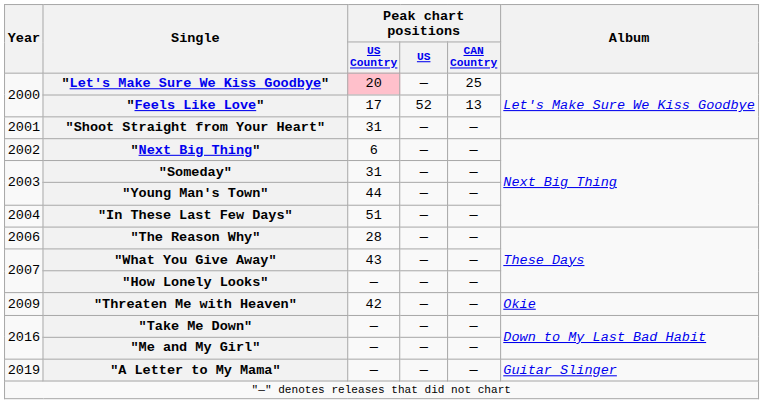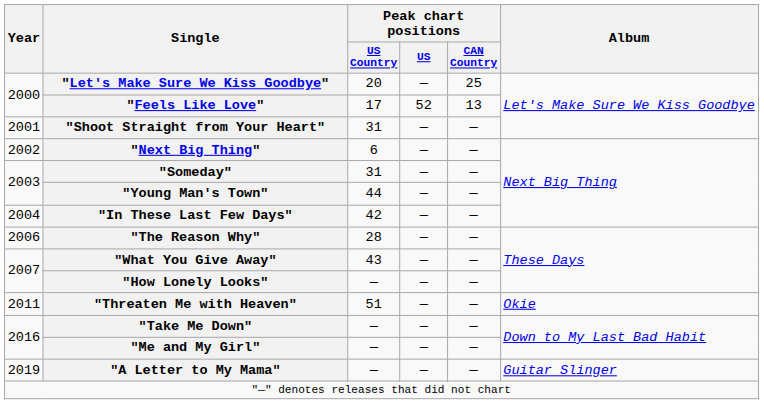(374, 84) pink background -> (374, 84) no background
(374, 216) 51 -> (374, 216) 42
(24, 304) 2009 -> (24, 304) 2011
(374, 304) 42 -> (374, 304) 51
